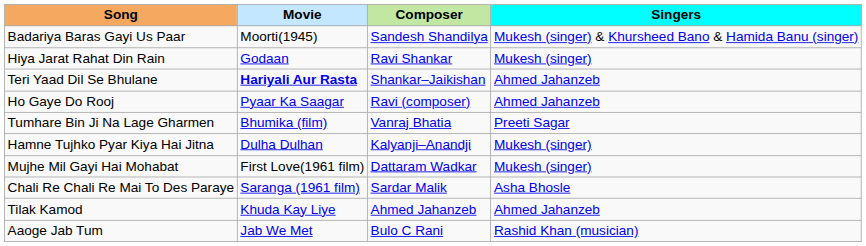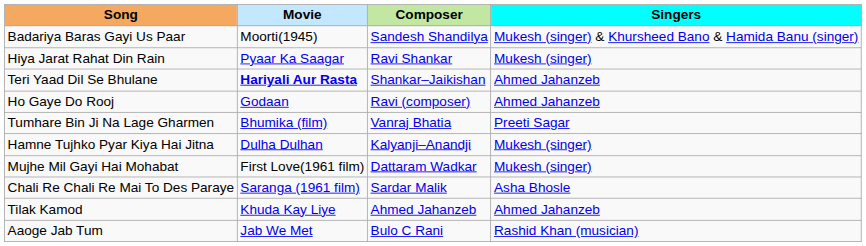(265, 58) Godaan -> (292, 58) Pyaar Ka Saagar
(292, 101) Pyaar Ka Saagar -> (265, 101) Godaan
